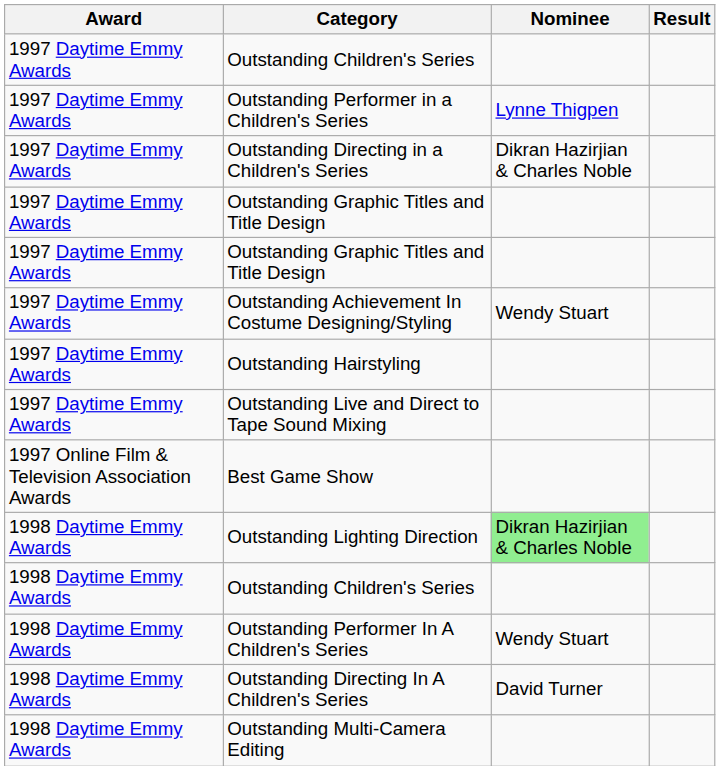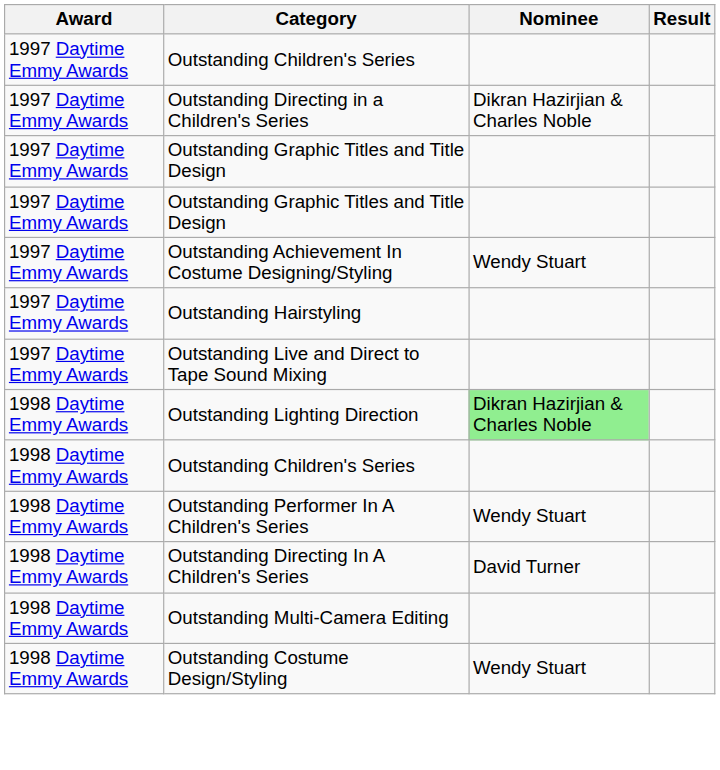- row: (96, 110)
- row: (100, 476)
+ row: (69, 668)
